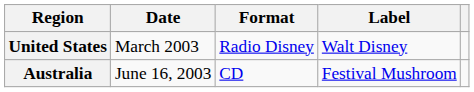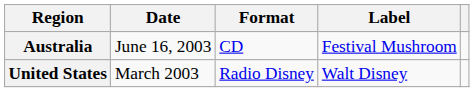rows swapped: (58, 45) <-> (58, 73)
